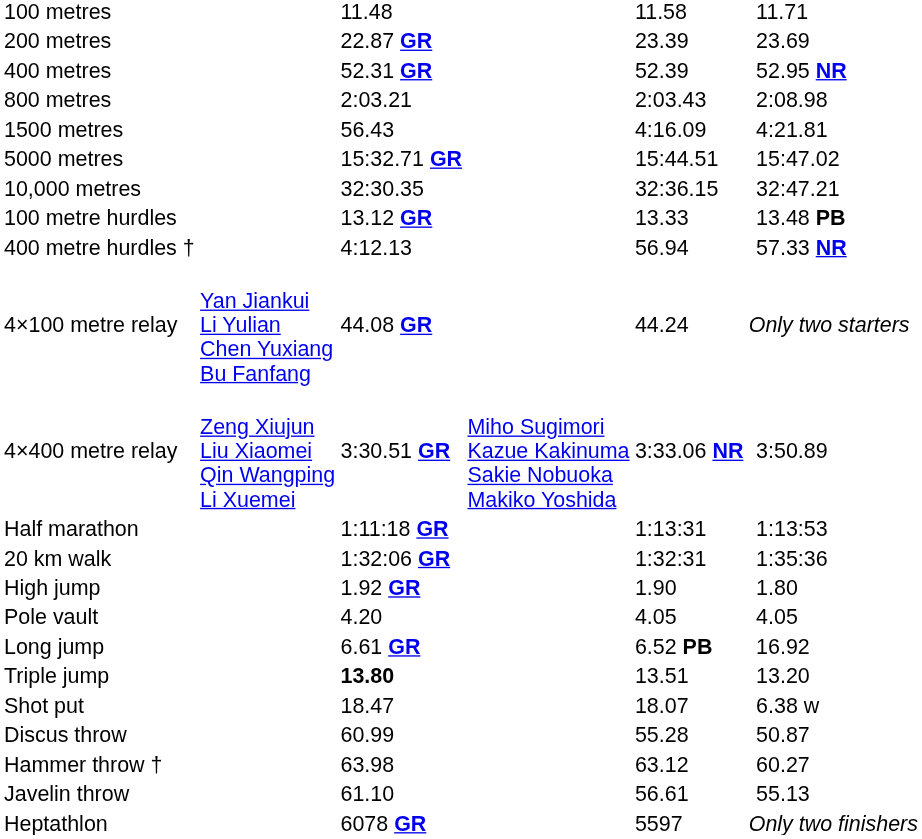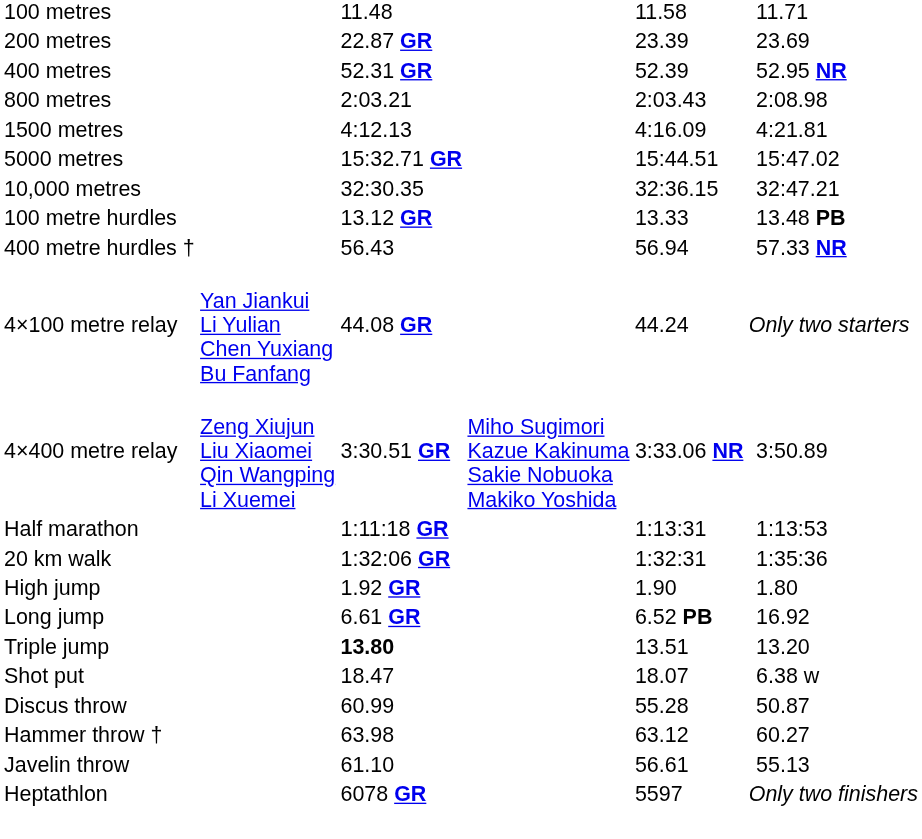(367, 129) 56.43 -> (376, 129) 4:12.13
(376, 247) 4:12.13 -> (367, 247) 56.43
- row: (51, 617)
